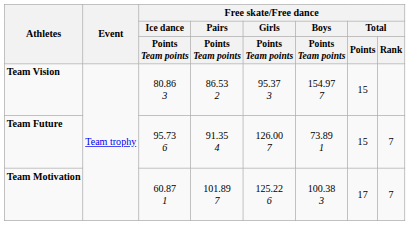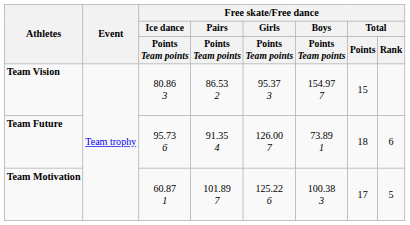(363, 142) 15 -> (363, 142) 18
(391, 142) 7 -> (391, 142) 6
(391, 194) 7 -> (391, 194) 5
